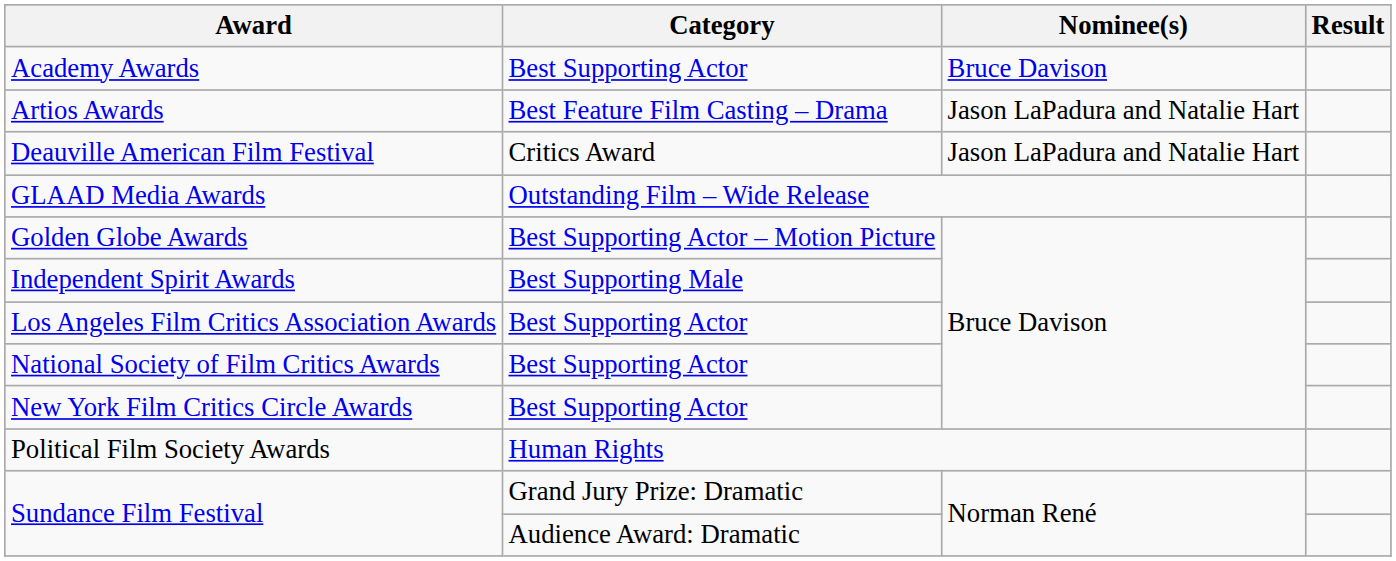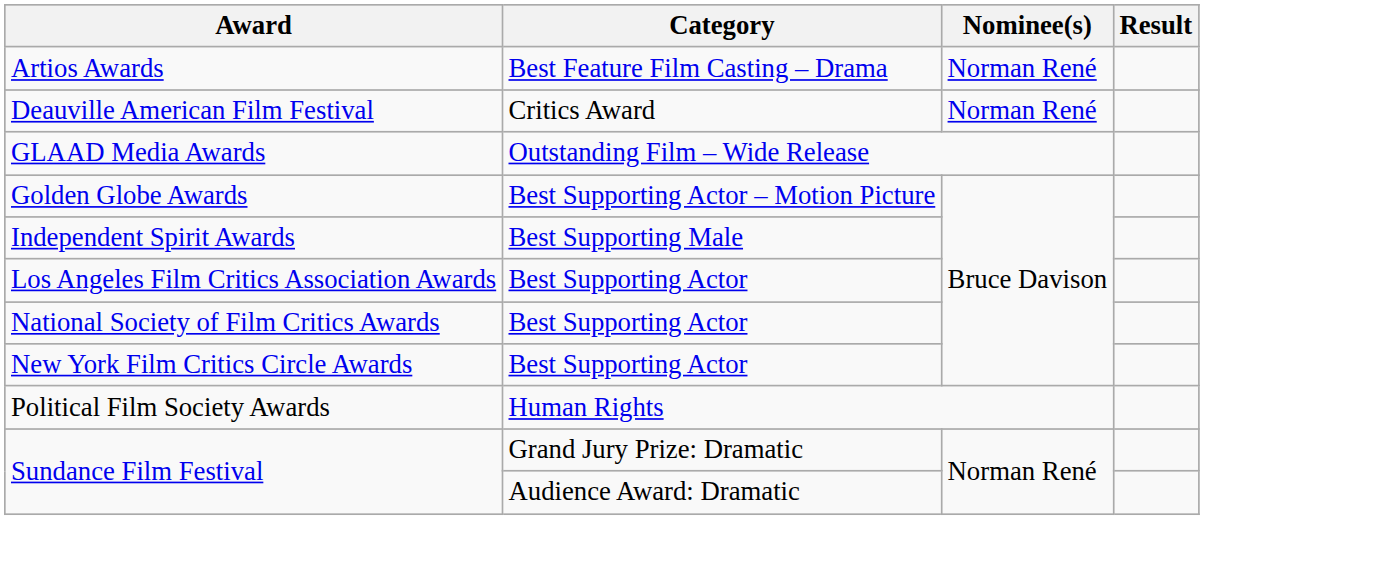- row: (105, 68)
(1123, 110) Jason LaPadura and Natalie Hart -> (1022, 68) Norman René
(1123, 152) Jason LaPadura and Natalie Hart -> (1022, 110) Norman René
